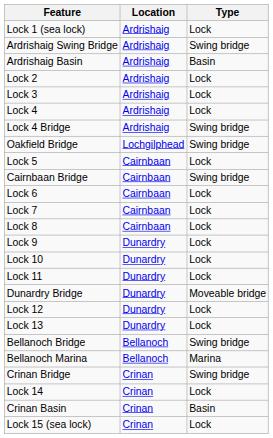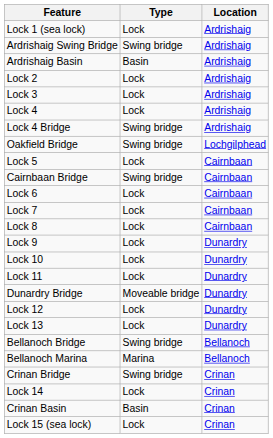columns swapped: (153, 12) <-> (228, 12)
